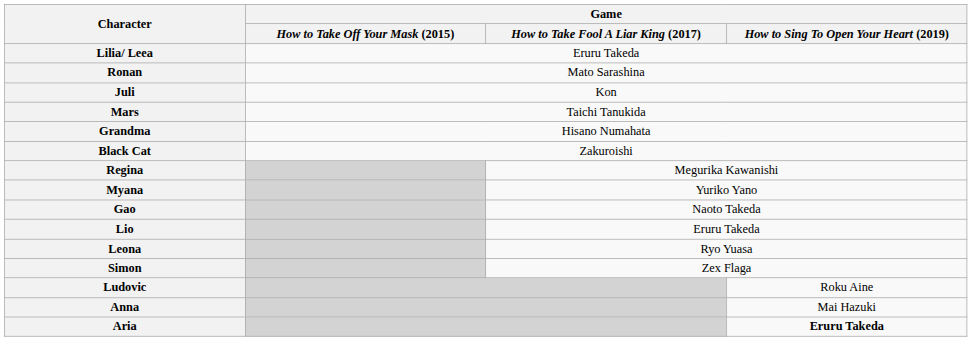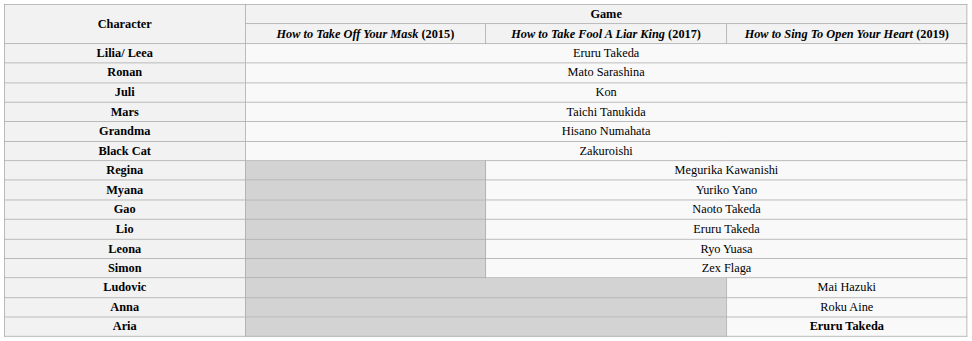(847, 287) Roku Aine -> (847, 287) Mai Hazuki
(847, 307) Mai Hazuki -> (847, 307) Roku Aine
